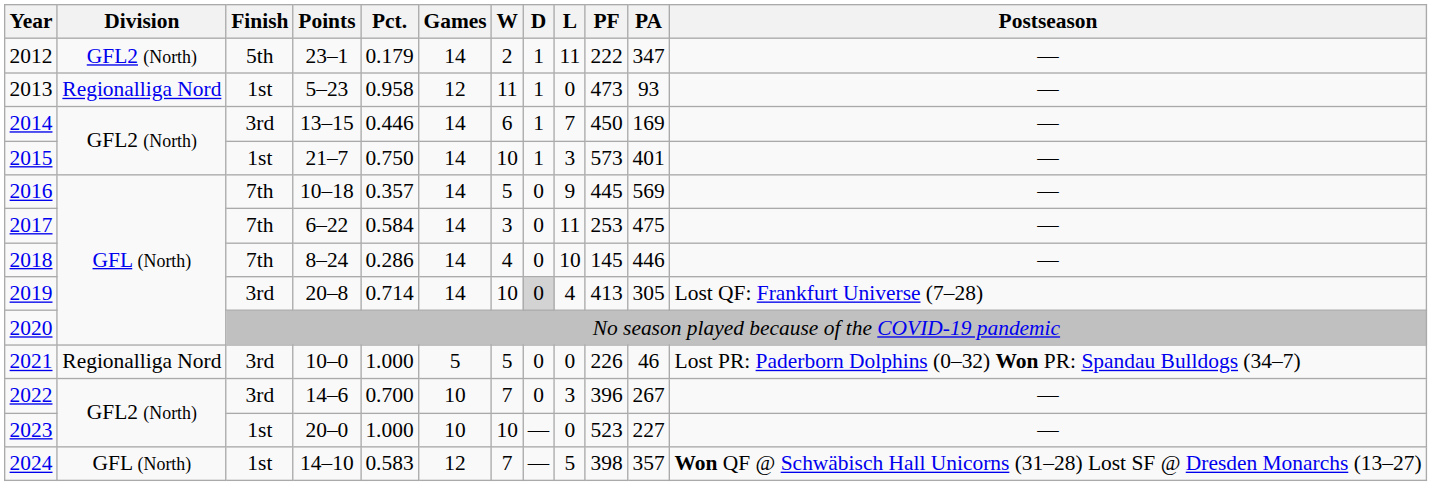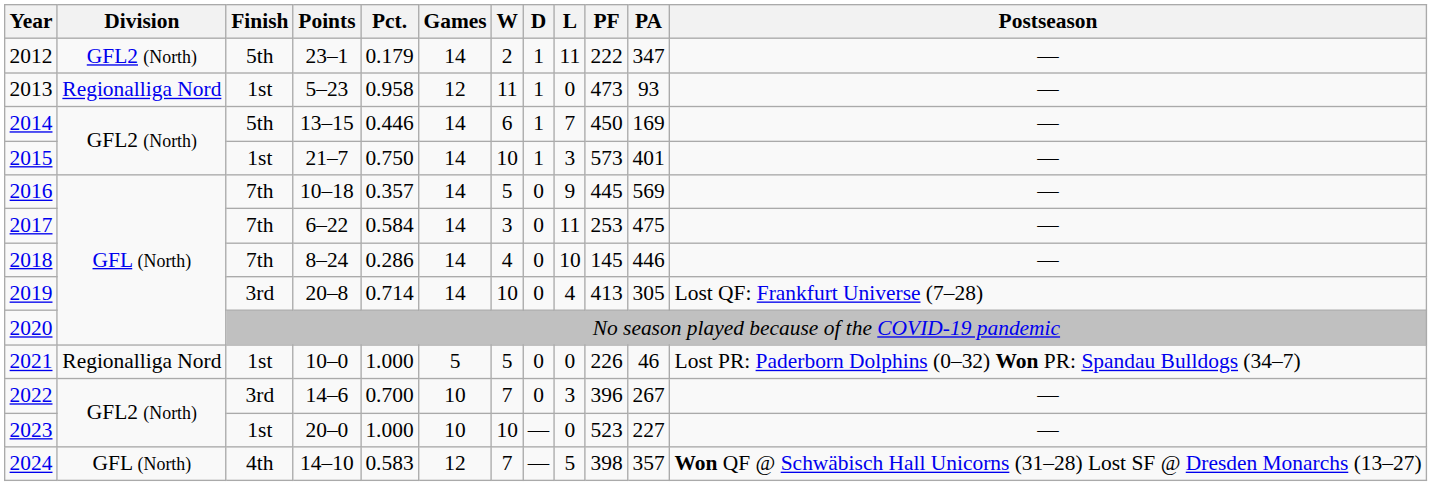(260, 123) 3rd -> (260, 123) 5th
(539, 293) lightgrey background -> (539, 293) no background
(260, 361) 3rd -> (260, 361) 1st
(260, 463) 1st -> (260, 463) 4th
